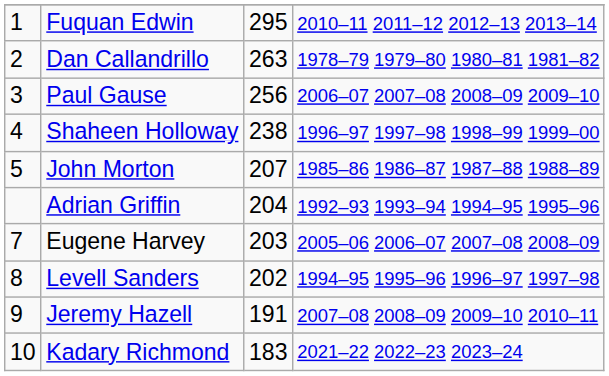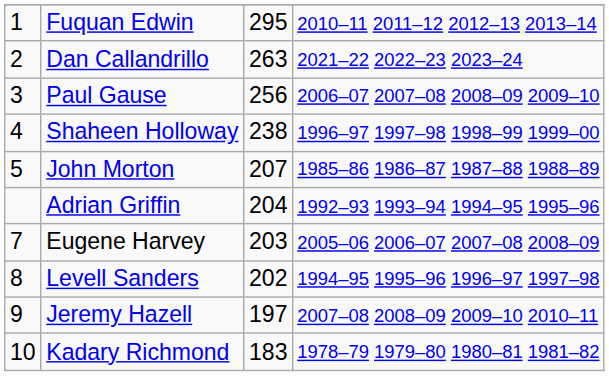(448, 60) 1978–79 1979–80 1980–81 1981–82 -> (410, 60) 2021–22 2022–23 2023–24
(268, 315) 191 -> (268, 315) 197
(410, 352) 2021–22 2022–23 2023–24 -> (448, 352) 1978–79 1979–80 1980–81 1981–82
